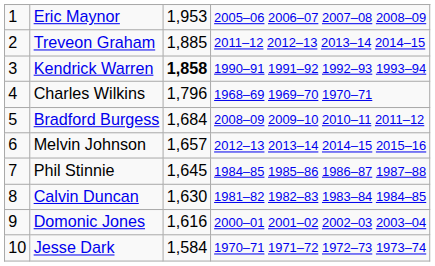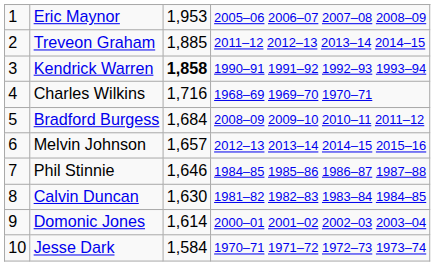(187, 94) 1,796 -> (187, 94) 1,716
(187, 171) 1,645 -> (187, 171) 1,646
(187, 222) 1,616 -> (187, 222) 1,614
